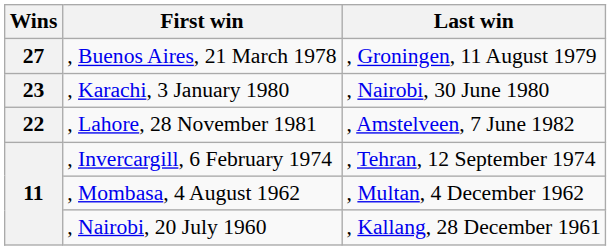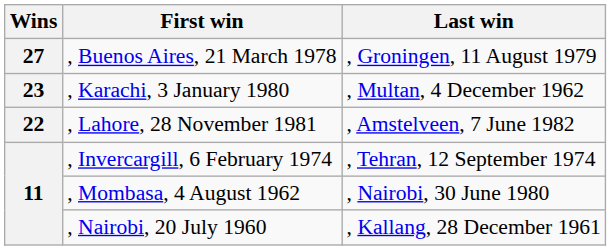(448, 90) , Nairobi, 30 June 1980 -> (465, 90) , Multan, 4 December 1962
(465, 192) , Multan, 4 December 1962 -> (448, 192) , Nairobi, 30 June 1980
